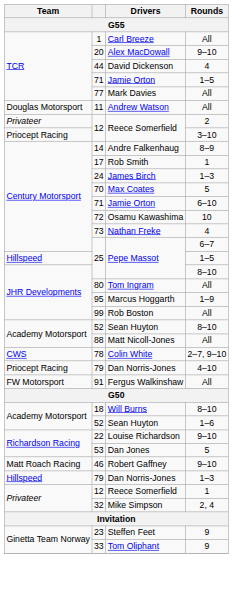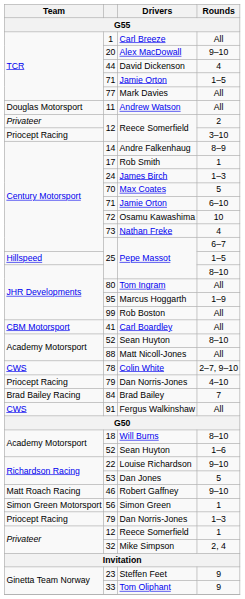+ row: (111, 326)
+ row: (111, 395)
(35, 381) FW Motorsport -> (17, 409) CWS
+ row: (111, 505)
(24, 477) Hillspeed -> (37, 518) Priocept Racing
